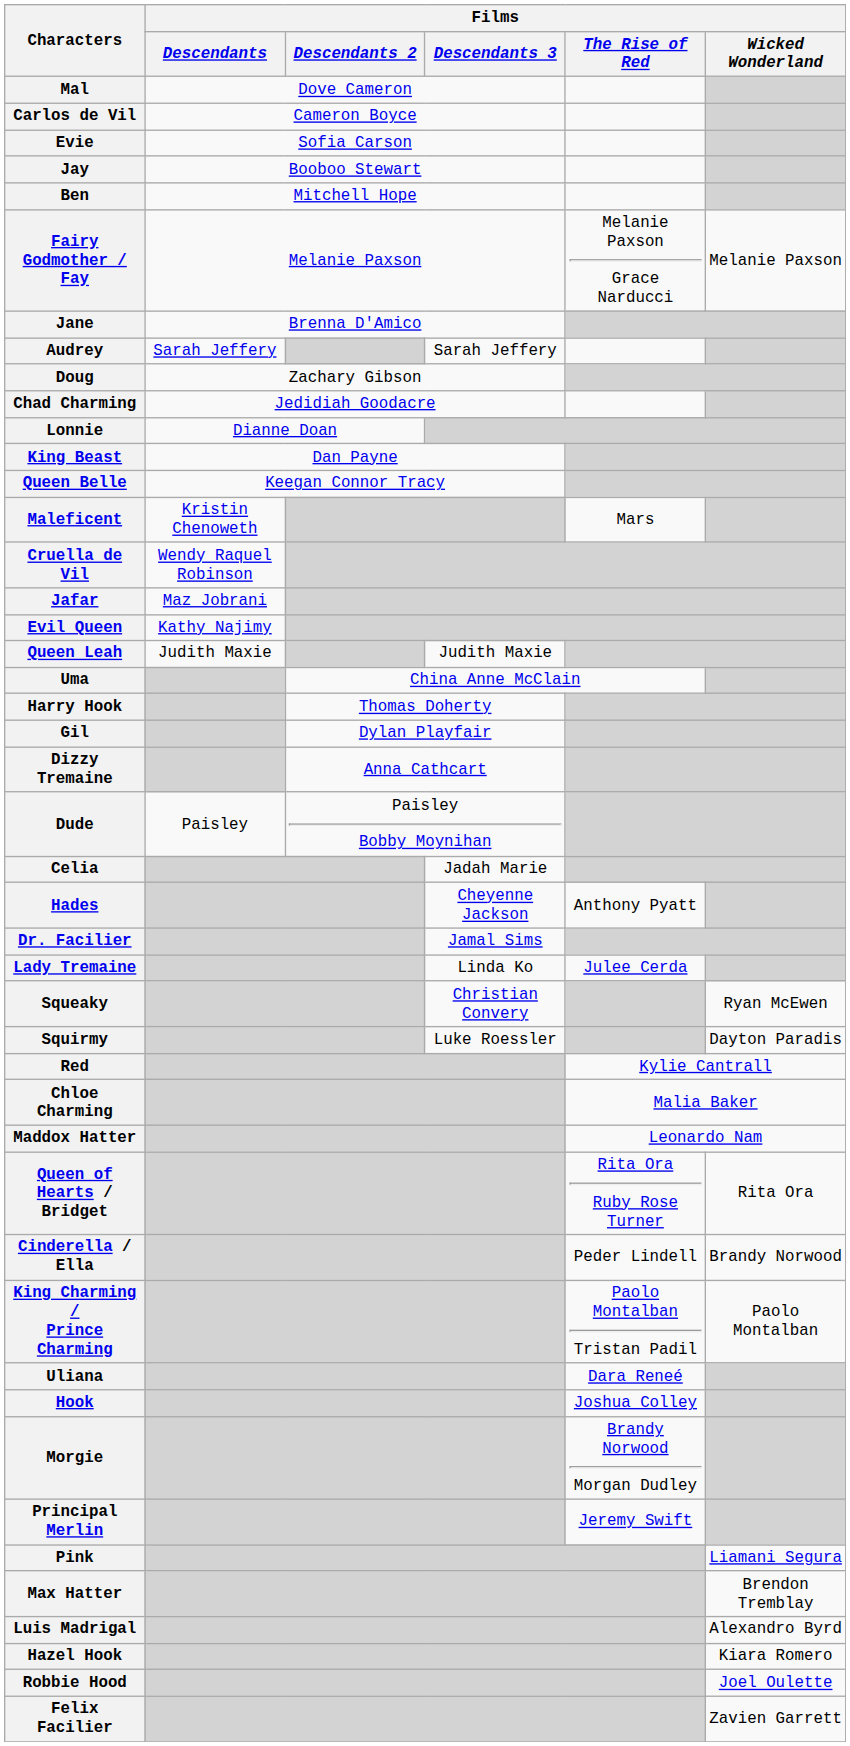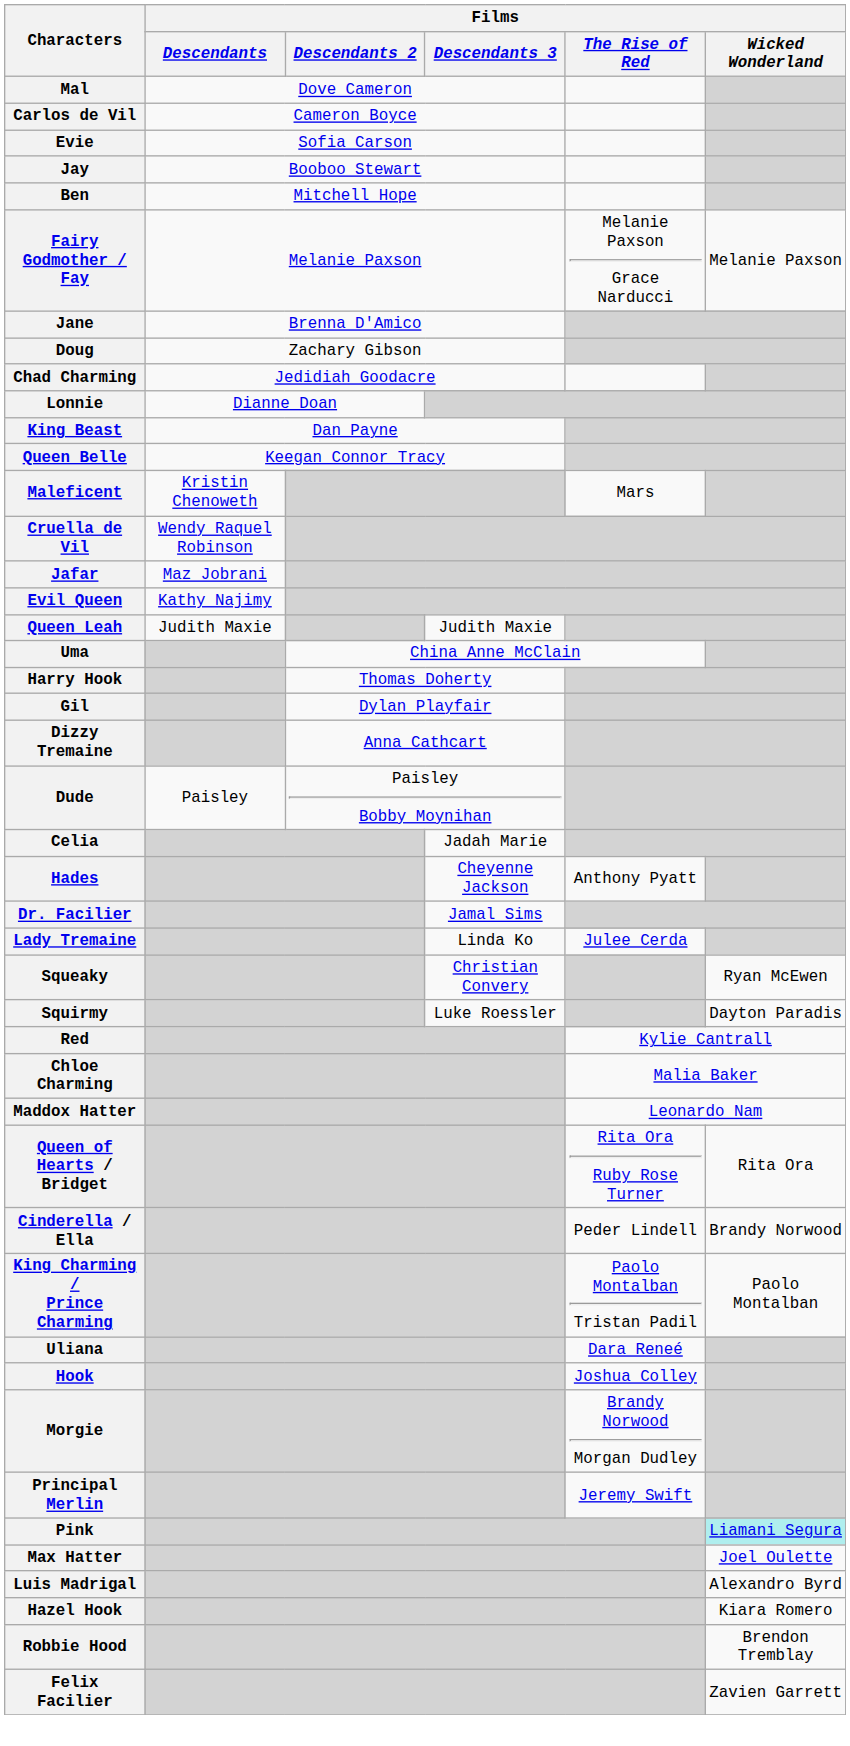- row: (75, 351)
(776, 1558) no background -> (776, 1531) paleturquoise background
(776, 1594) Brendon Tremblay -> (776, 1558) Joel Oulette
(776, 1683) Joel Oulette -> (776, 1647) Brendon Tremblay
